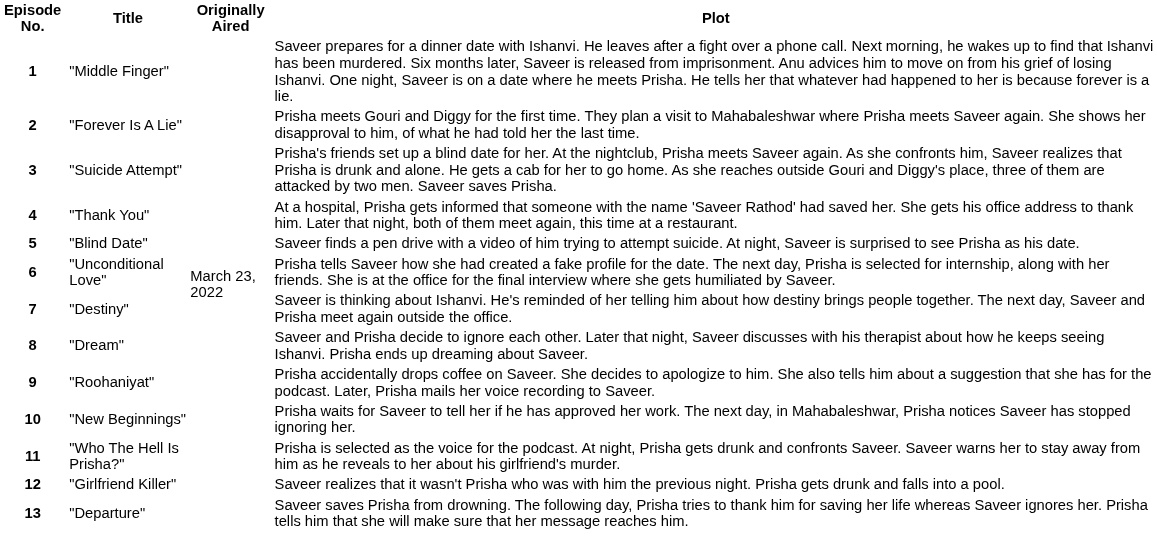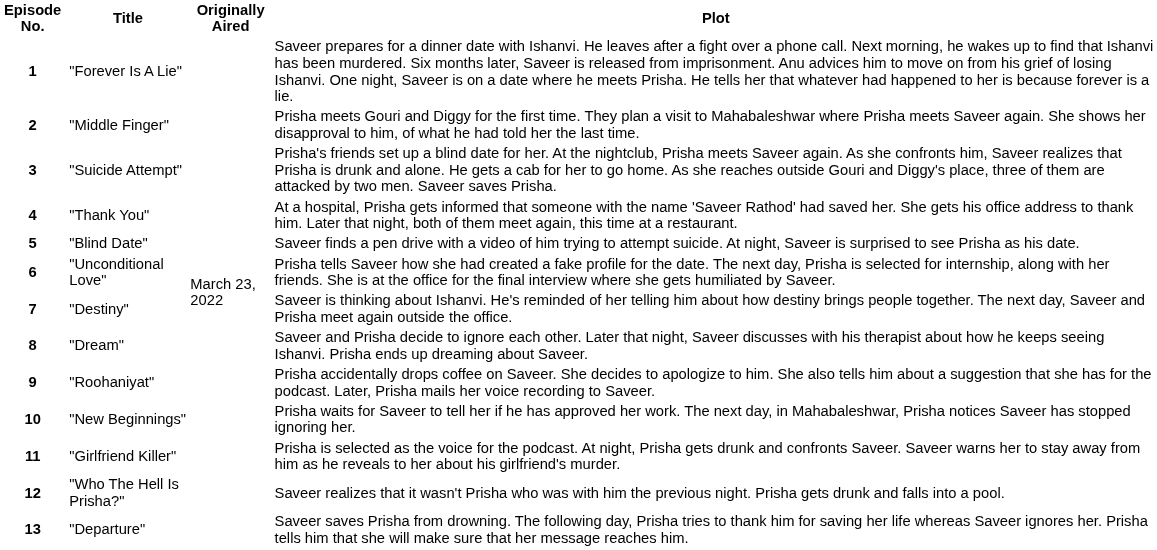(119, 71) "Middle Finger" -> (126, 71) "Forever Is A Lie"
(126, 125) "Forever Is A Lie" -> (119, 125) "Middle Finger"
(124, 456) "Who The Hell Is Prisha?" -> (123, 456) "Girlfriend Killer"
(123, 484) "Girlfriend Killer" -> (124, 493) "Who The Hell Is Prisha?"
